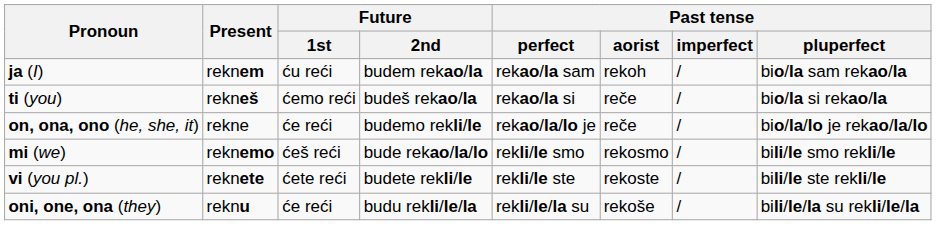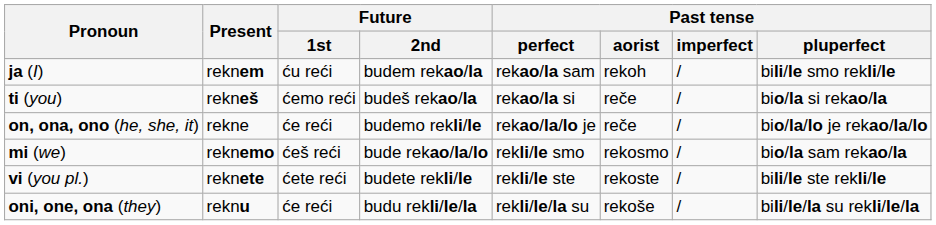(834, 71) bio/la sam rekao/la -> (828, 71) bili/le smo rekli/le
(828, 152) bili/le smo rekli/le -> (834, 152) bio/la sam rekao/la
